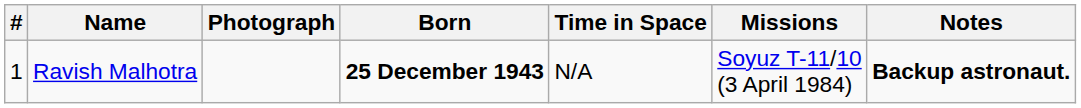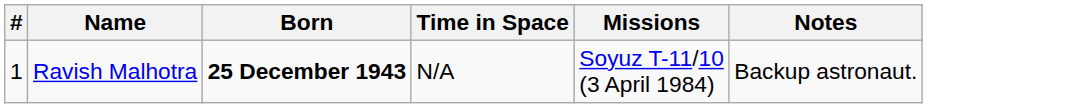- column: (271, 22)
(971, 71) bold -> (826, 71) normal
